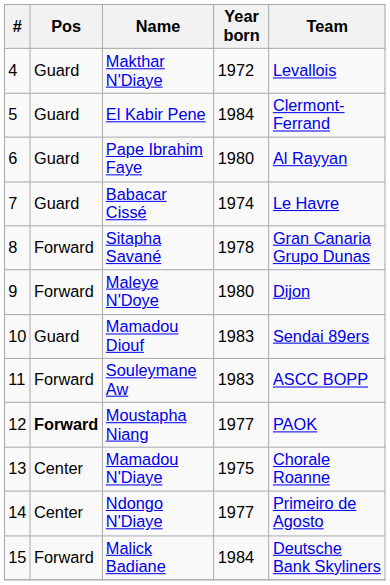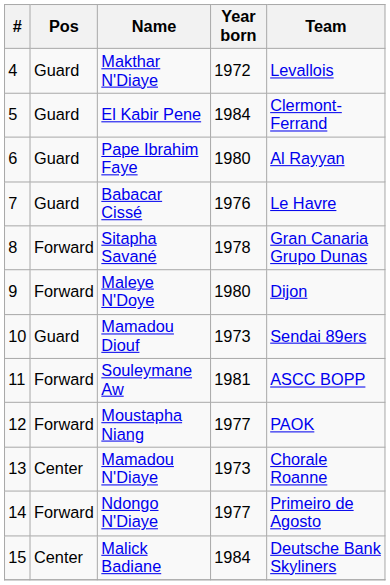(236, 203) 1974 -> (232, 203) 1976
(236, 336) 1983 -> (232, 336) 1973
(236, 380) 1983 -> (232, 380) 1981
(66, 424) bold -> (64, 424) normal
(236, 469) 1975 -> (232, 469) 1973
(58, 513) Center -> (64, 513) Forward
(64, 557) Forward -> (58, 557) Center
